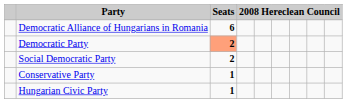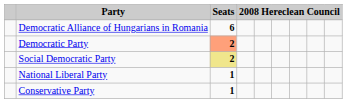(232, 59) no background -> (232, 59) khaki background
+ row: (63, 75)
- row: (63, 91)
